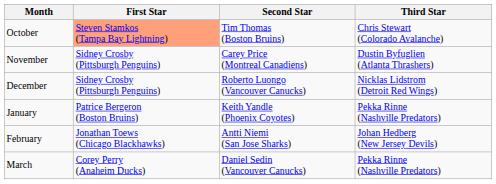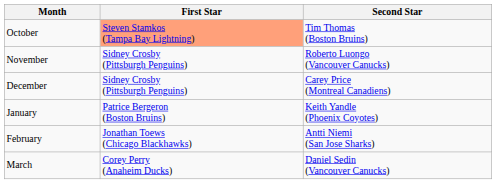- column: (423, 12)
(264, 59) Carey Price (Montreal Canadiens) -> (347, 59) Roberto Luongo (Vancouver Canucks)
(264, 86) Roberto Luongo (Vancouver Canucks) -> (348, 86) Carey Price (Montreal Canadiens)
